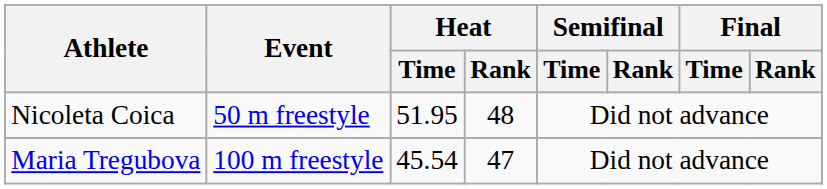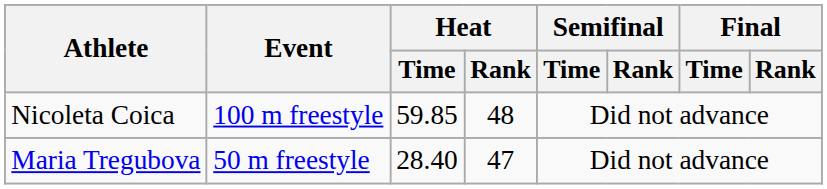(292, 115) 50 m freestyle -> (298, 115) 100 m freestyle
(427, 115) 51.95 -> (427, 115) 59.85
(298, 160) 100 m freestyle -> (292, 160) 50 m freestyle
(427, 160) 45.54 -> (427, 160) 28.40
